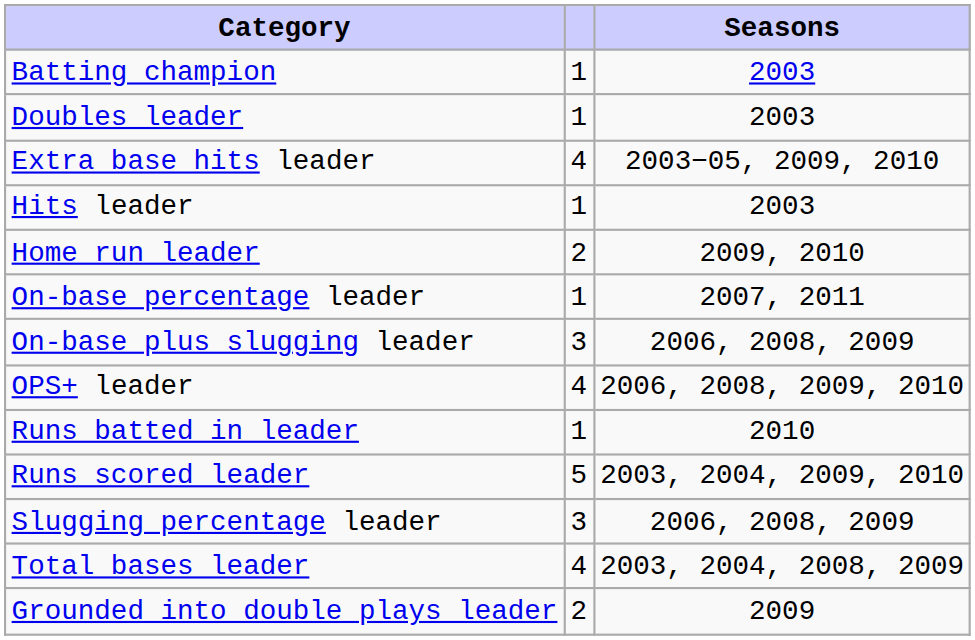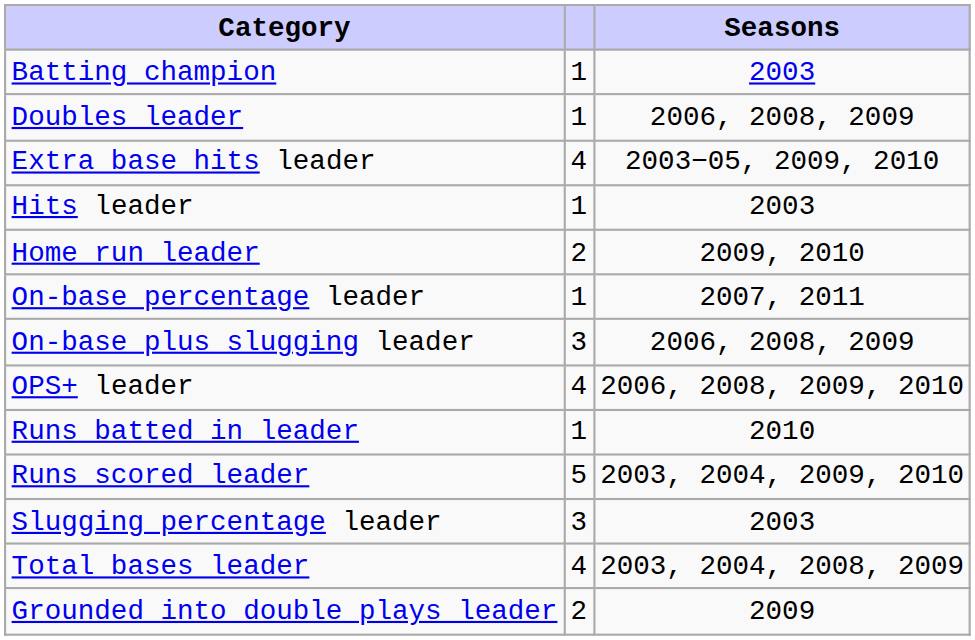(782, 117) 2003 -> (782, 117) 2006, 2008, 2009
(782, 522) 2006, 2008, 2009 -> (782, 522) 2003
